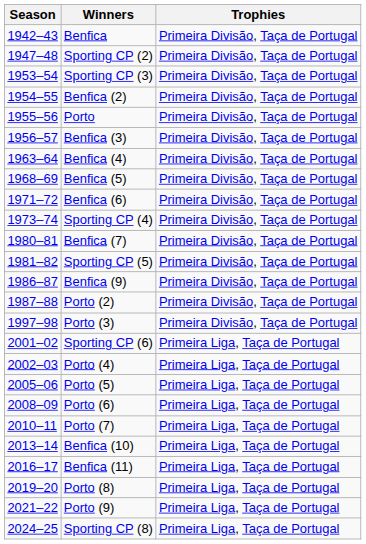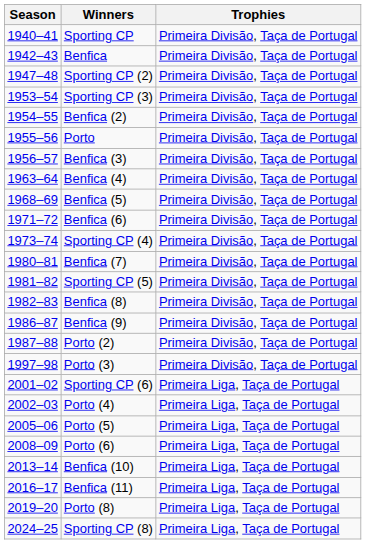+ row: (99, 35)
+ row: (95, 302)
- row: (89, 425)
- row: (89, 508)
